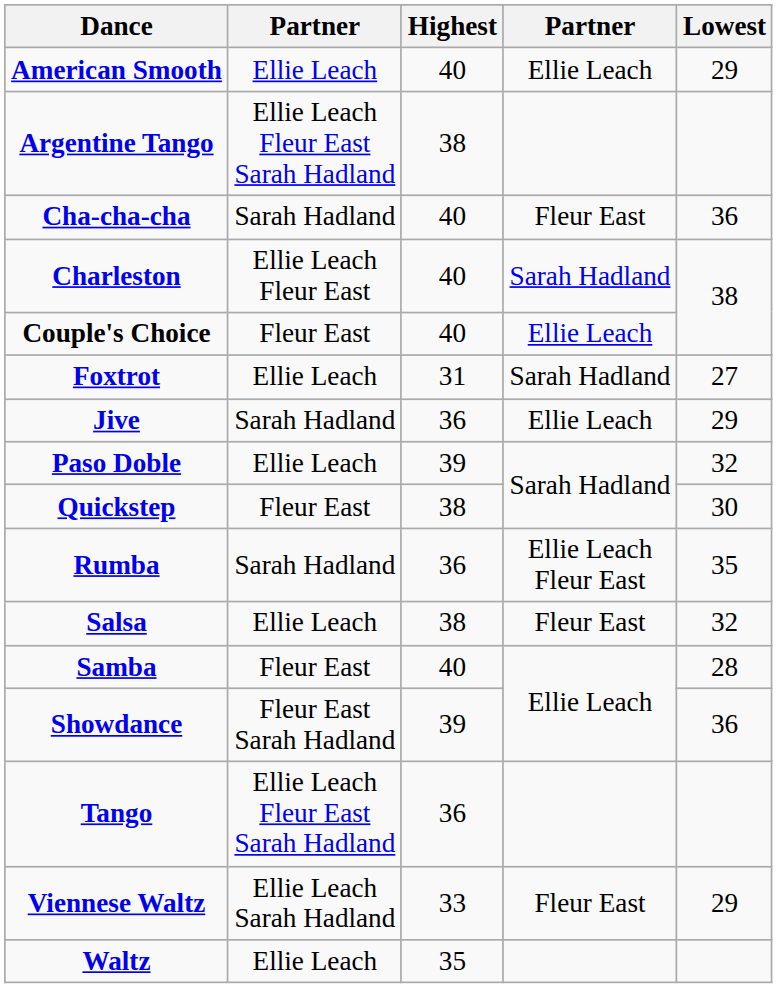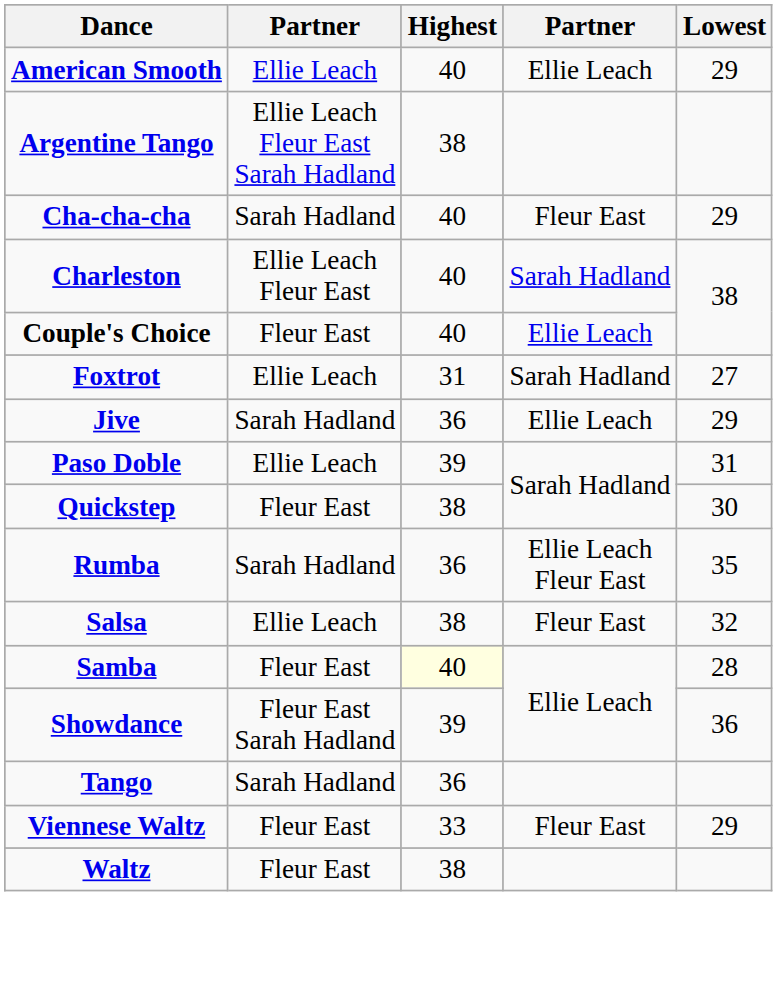(725, 216) 36 -> (725, 216) 29
(725, 462) 32 -> (725, 462) 31
(452, 666) no background -> (452, 666) lightyellow background
(315, 813) Ellie Leach Fleur East Sarah Hadland -> (315, 782) Sarah Hadland
(315, 902) Ellie Leach Sarah Hadland -> (315, 826) Fleur East
(315, 961) Ellie Leach -> (315, 869) Fleur East
(452, 961) 35 -> (452, 869) 38
